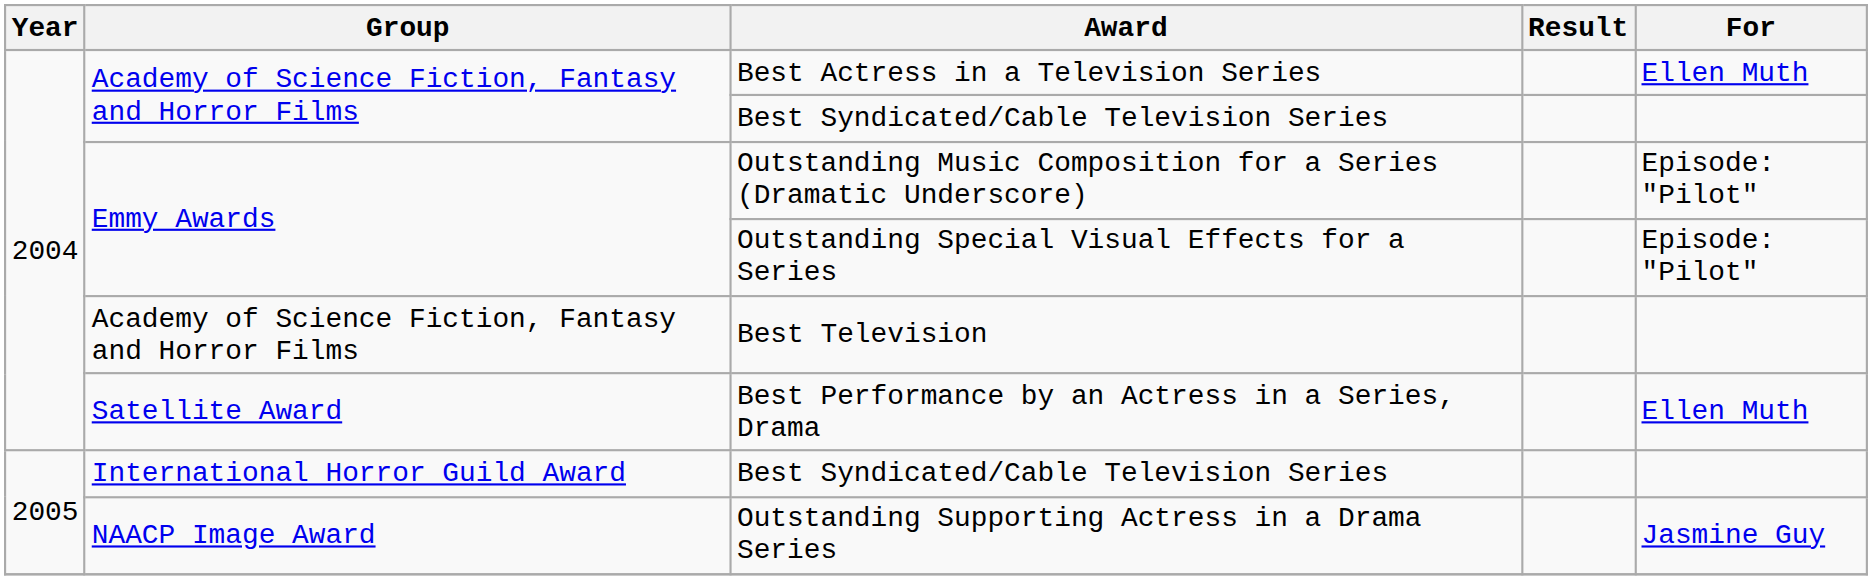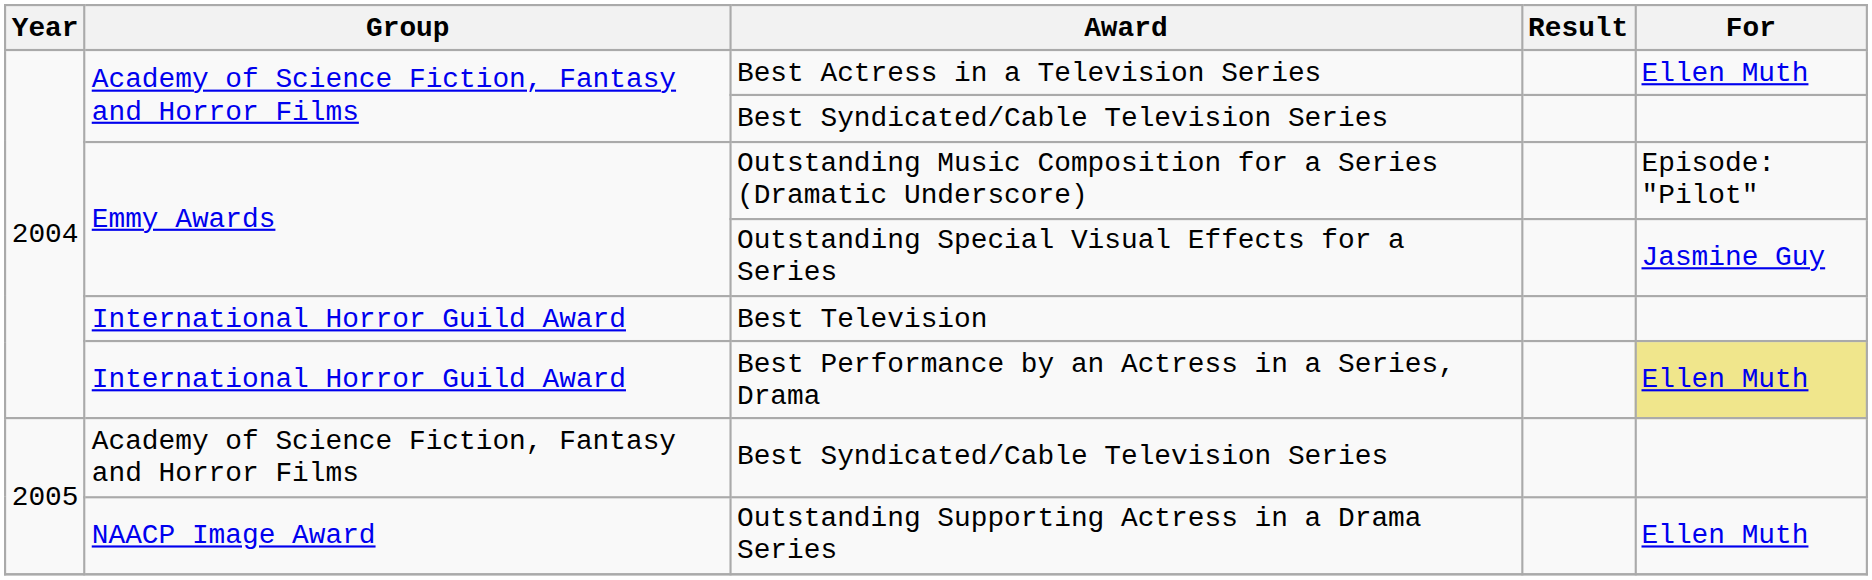(1708, 257) Episode: "Pilot" -> (1733, 257) Jasmine Guy
(384, 335) Academy of Science Fiction, Fantasy and Horror Films -> (359, 319) International Horror Guild Award
(217, 412) Satellite Award -> (359, 380) International Horror Guild Award
(1725, 412) no background -> (1725, 380) khaki background
(359, 474) International Horror Guild Award -> (384, 457) Academy of Science Fiction, Fantasy and Horror Films
(1733, 535) Jasmine Guy -> (1725, 535) Ellen Muth
